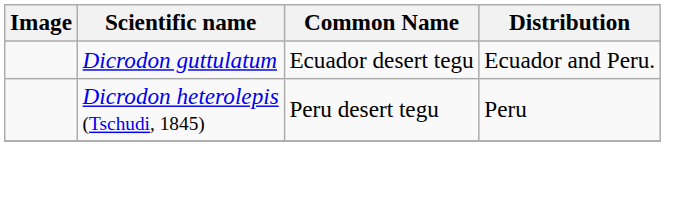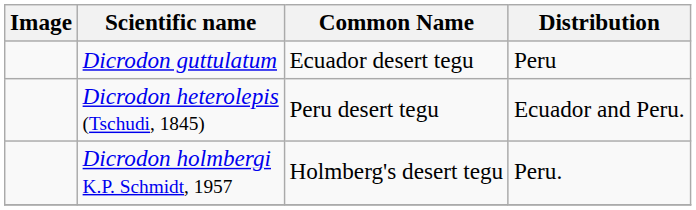(570, 59) Ecuador and Peru. -> (535, 59) Peru
(506, 109) Peru -> (599, 109) Ecuador and Peru.
+ row: (177, 172)
